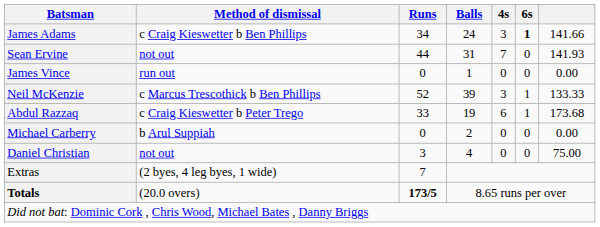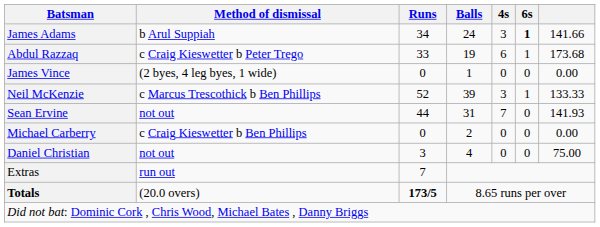(223, 34) c Craig Kieswetter b Ben Phillips -> (177, 34) b Arul Suppiah
rows swapped: (43, 113) <-> (38, 53)
(157, 73) run out -> (208, 73) (2 byes, 4 leg byes, 1 wide)
(177, 133) b Arul Suppiah -> (223, 133) c Craig Kieswetter b Ben Phillips
(208, 172) (2 byes, 4 leg byes, 1 wide) -> (157, 172) run out
